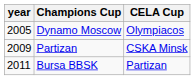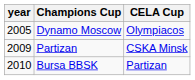(19, 65) 2011 -> (19, 65) 2010
